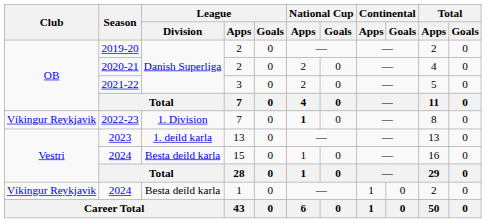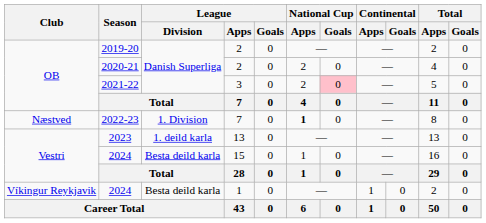(338, 84) no background -> (338, 84) pink background
(52, 119) Víkingur Reykjavik -> (52, 119) Næstved
